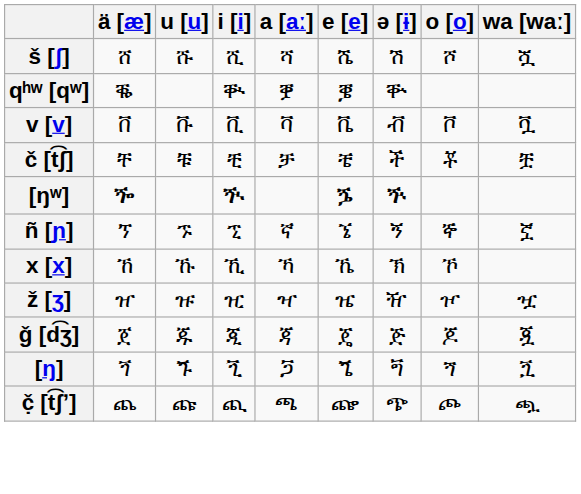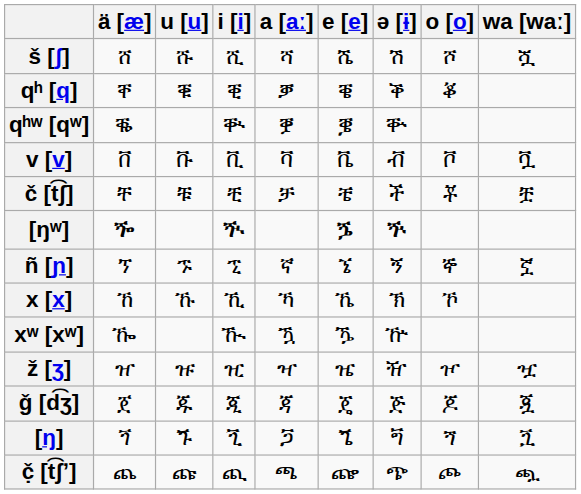+ row: (49, 90)
+ row: (49, 334)
